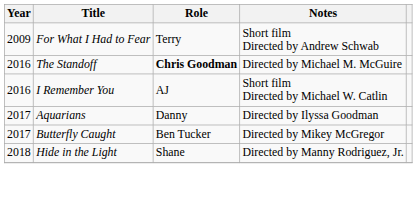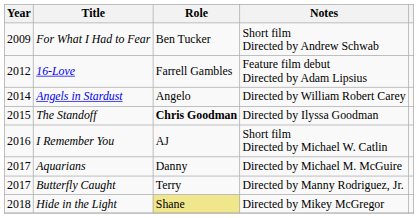(169, 39) Terry -> (183, 39) Ben Tucker
+ row: (56, 71)
+ row: (79, 96)
(19, 64) 2016 -> (19, 115) 2015
(322, 64) Directed by Michael M. McGuire -> (310, 115) Directed by Ilyssa Goodman
(310, 115) Directed by Ilyssa Goodman -> (322, 166) Directed by Michael M. McGuire
(183, 134) Ben Tucker -> (169, 185) Terry
(313, 134) Directed by Mikey McGregor -> (323, 185) Directed by Manny Rodriguez, Jr.
(170, 153) no background -> (170, 204) khaki background
(323, 153) Directed by Manny Rodriguez, Jr. -> (313, 204) Directed by Mikey McGregor
